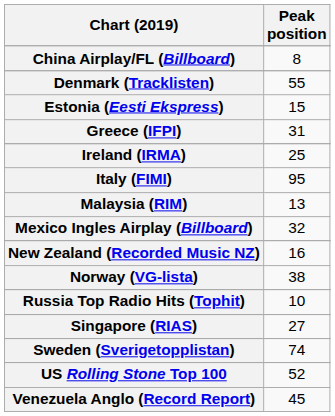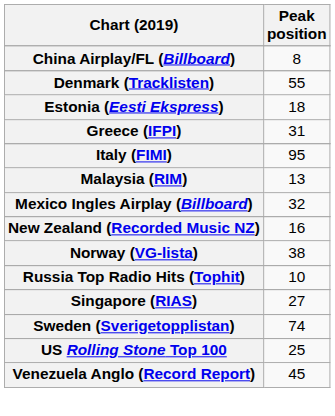(297, 107) 15 -> (297, 107) 18
- row: (134, 155)
(297, 374) 52 -> (297, 350) 25
